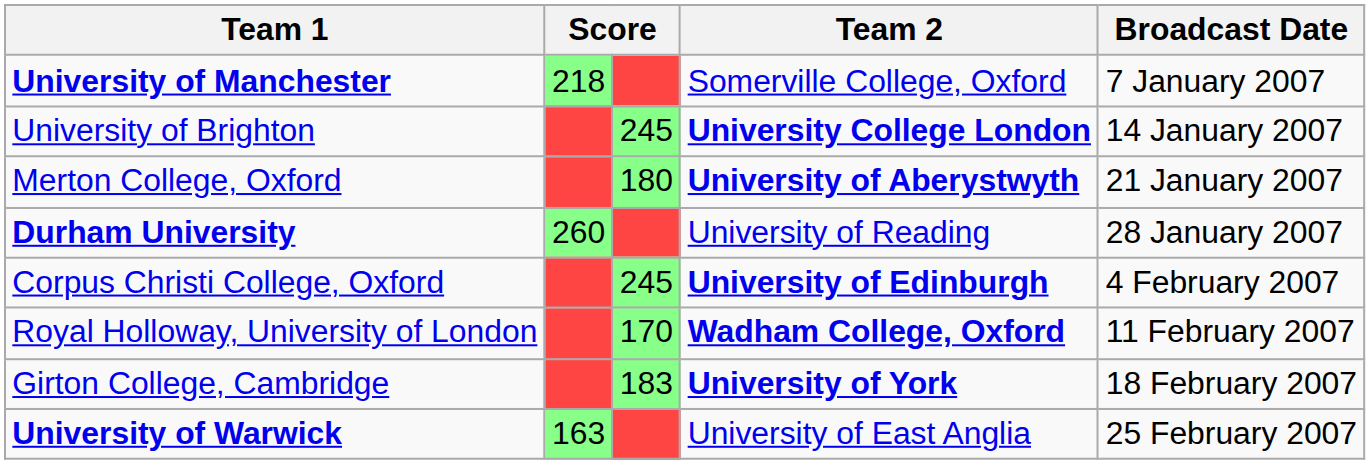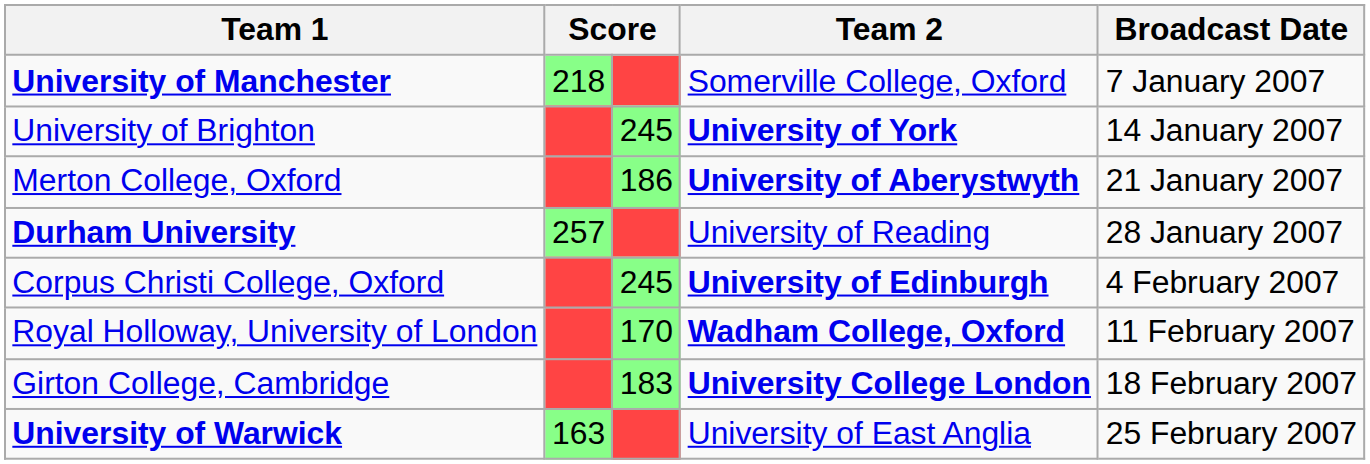(889, 130) University College London -> (822, 130) University of York
(646, 181) 180 -> (646, 181) 186
(579, 231) 260 -> (579, 231) 257
(822, 383) University of York -> (889, 383) University College London
